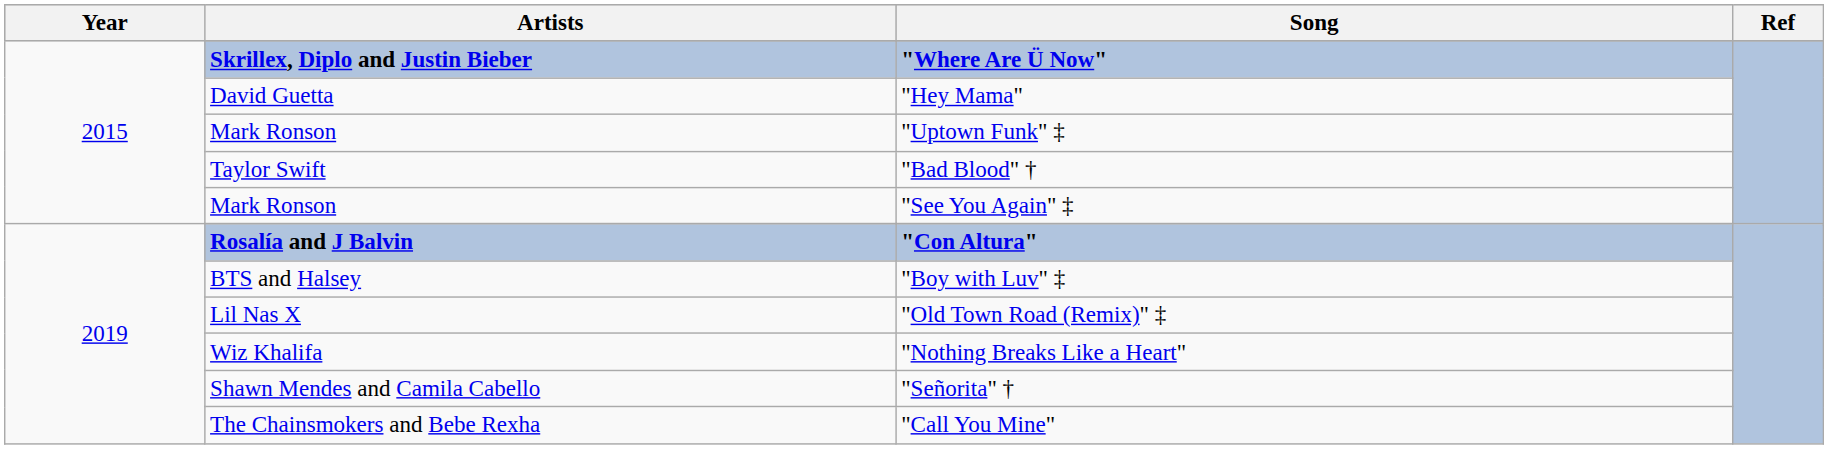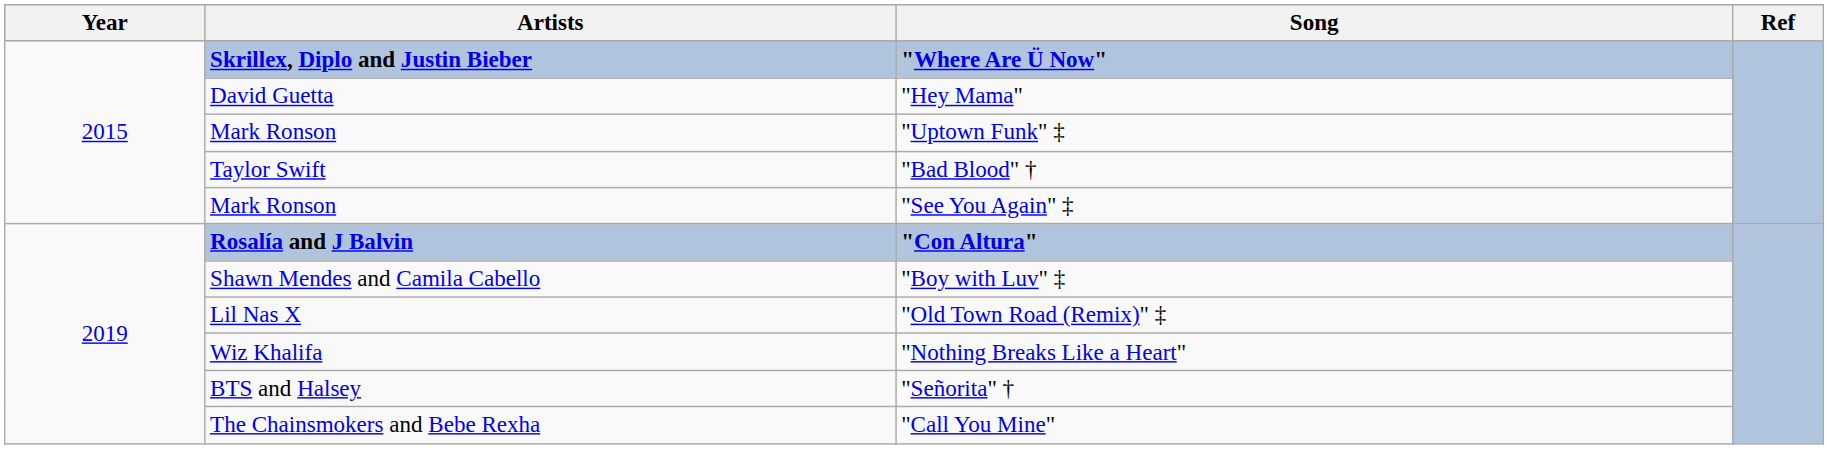(286, 278) BTS and Halsey -> (375, 278) Shawn Mendes and Camila Cabello
(375, 388) Shawn Mendes and Camila Cabello -> (286, 388) BTS and Halsey
